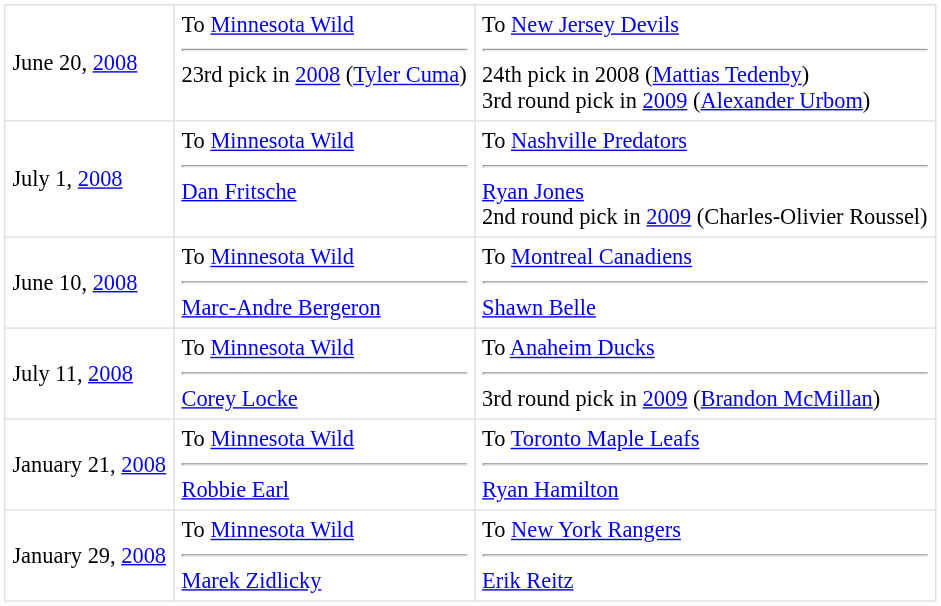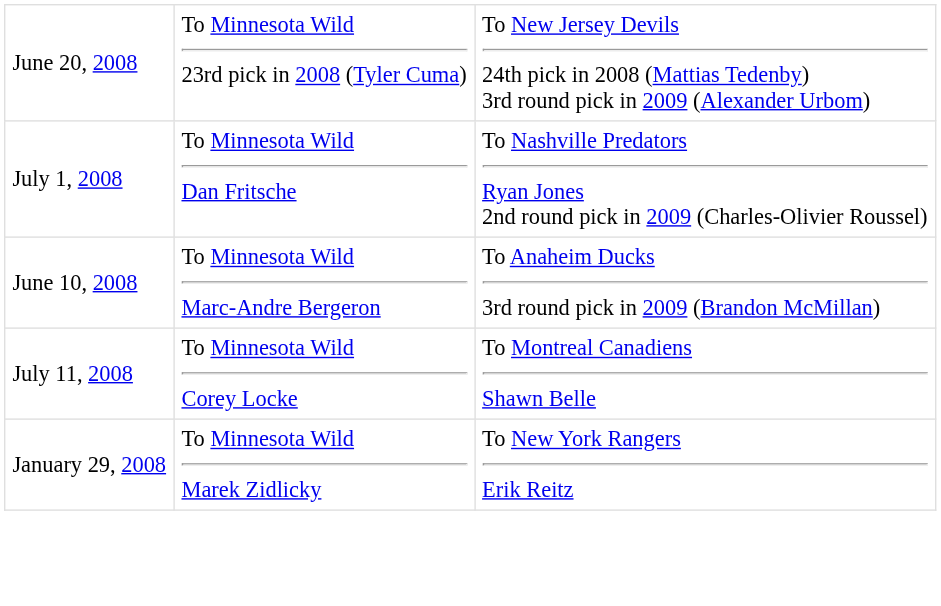(705, 282) To Montreal Canadiens Shawn Belle -> (705, 282) To Anaheim Ducks 3rd round pick in 2009 (Brandon McMillan)
(705, 373) To Anaheim Ducks 3rd round pick in 2009 (Brandon McMillan) -> (705, 373) To Montreal Canadiens Shawn Belle
- row: (89, 464)
